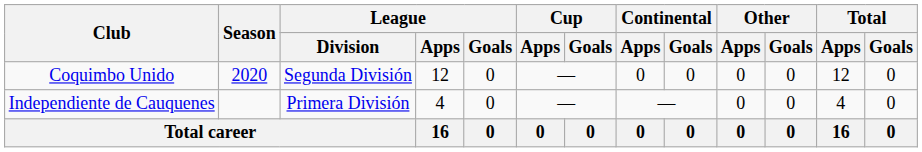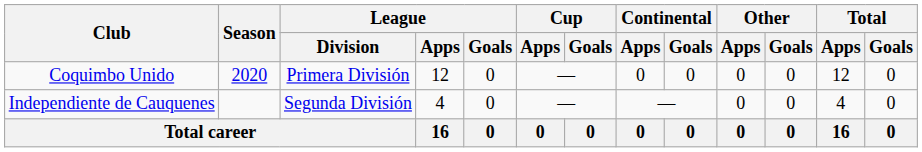(348, 75) Segunda División -> (348, 75) Primera División
(348, 103) Primera División -> (348, 103) Segunda División
